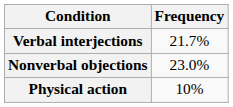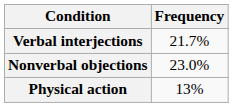(189, 89) 10% -> (189, 89) 13%
